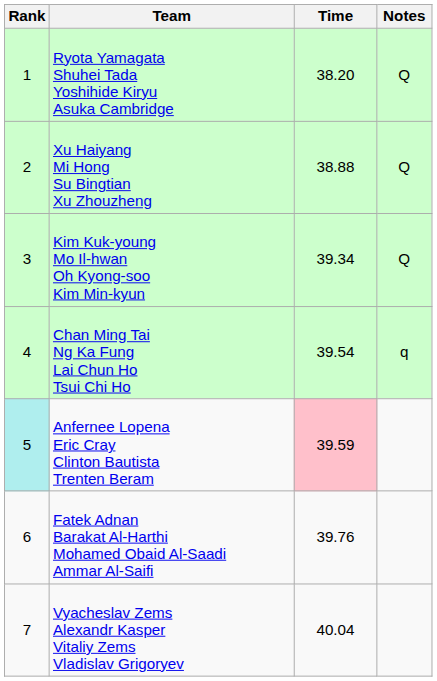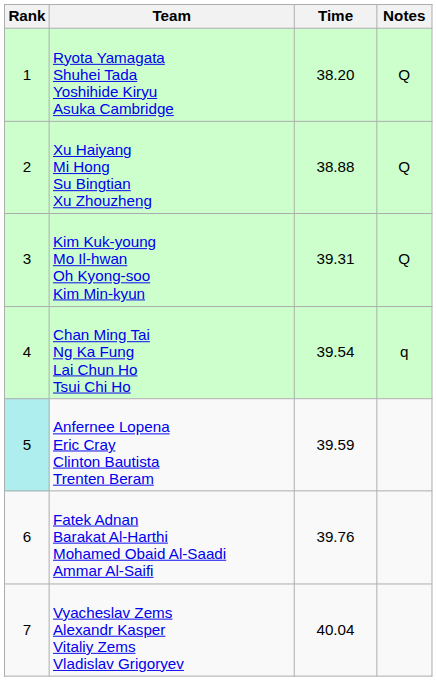(335, 259) 39.34 -> (335, 259) 39.31
(335, 444) pink background -> (335, 444) no background
